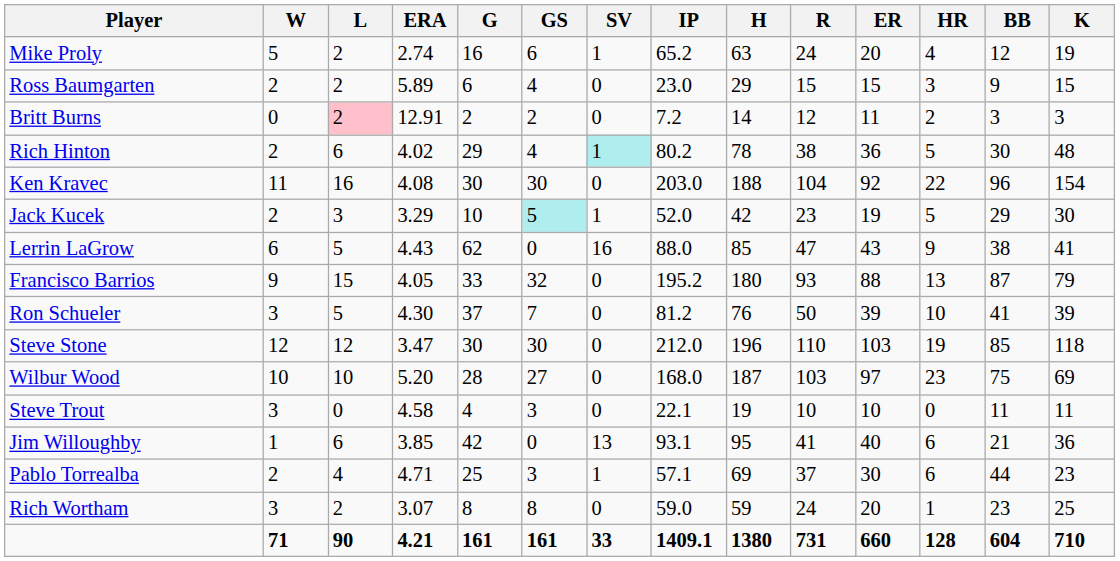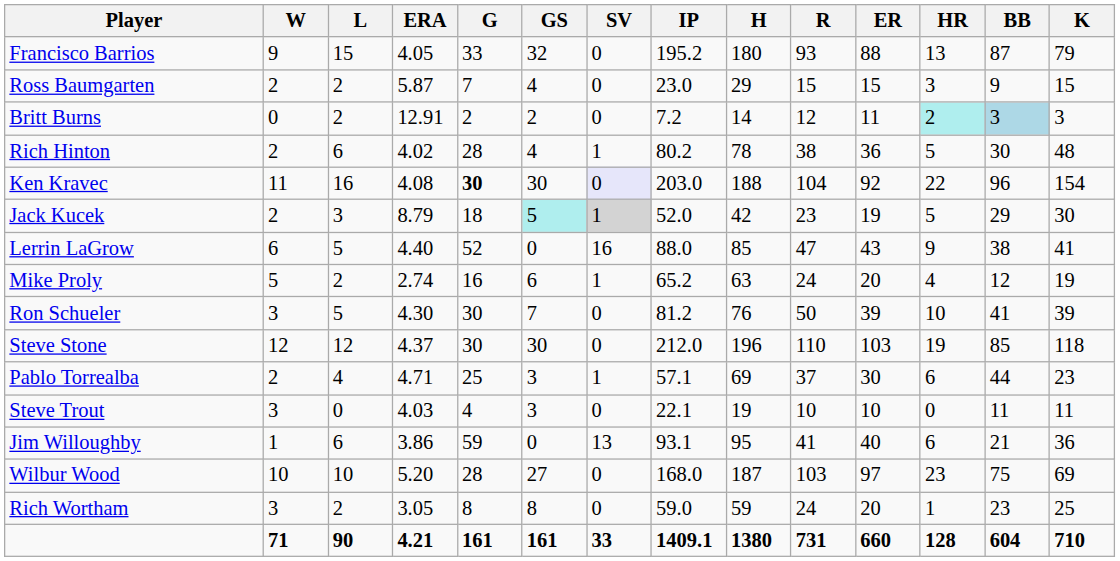rows swapped: (82, 280) <-> (56, 53)
(415, 85) 5.89 -> (415, 85) 5.87
(467, 85) 6 -> (467, 85) 7
(338, 118) pink background -> (338, 118) no background
(930, 118) no background -> (930, 118) paleturquoise background
(995, 118) no background -> (995, 118) lightblue background
(472, 150) 29 -> (472, 150) 28
(597, 150) paleturquoise background -> (597, 150) no background
(472, 183) normal -> (472, 183) bold
(597, 183) no background -> (597, 183) lavender background
(415, 215) 3.29 -> (415, 215) 8.79
(472, 215) 10 -> (472, 215) 18
(597, 215) no background -> (597, 215) lightgrey background
(415, 248) 4.43 -> (415, 248) 4.40
(472, 248) 62 -> (472, 248) 52
(472, 313) 37 -> (472, 313) 30
(415, 345) 3.47 -> (415, 345) 4.37
rows swapped: (74, 475) <-> (65, 378)
(415, 410) 4.58 -> (415, 410) 4.03
(415, 442) 3.85 -> (415, 442) 3.86
(472, 442) 42 -> (472, 442) 59
(415, 507) 3.07 -> (415, 507) 3.05
